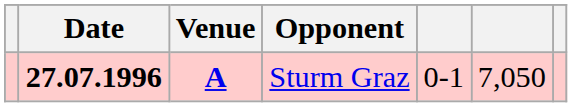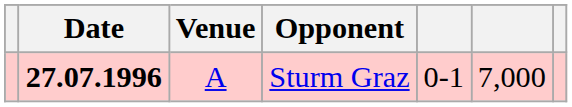(216, 76) bold -> (216, 76) normal
(512, 76) 7,050 -> (512, 76) 7,000
